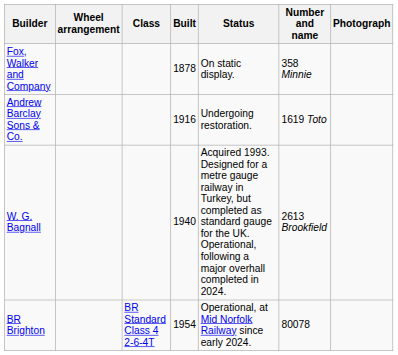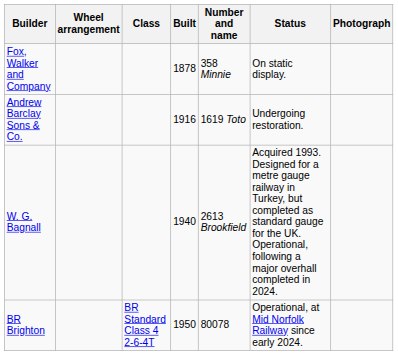columns swapped: (305, 24) <-> (239, 24)
(185, 325) 1954 -> (185, 325) 1950
